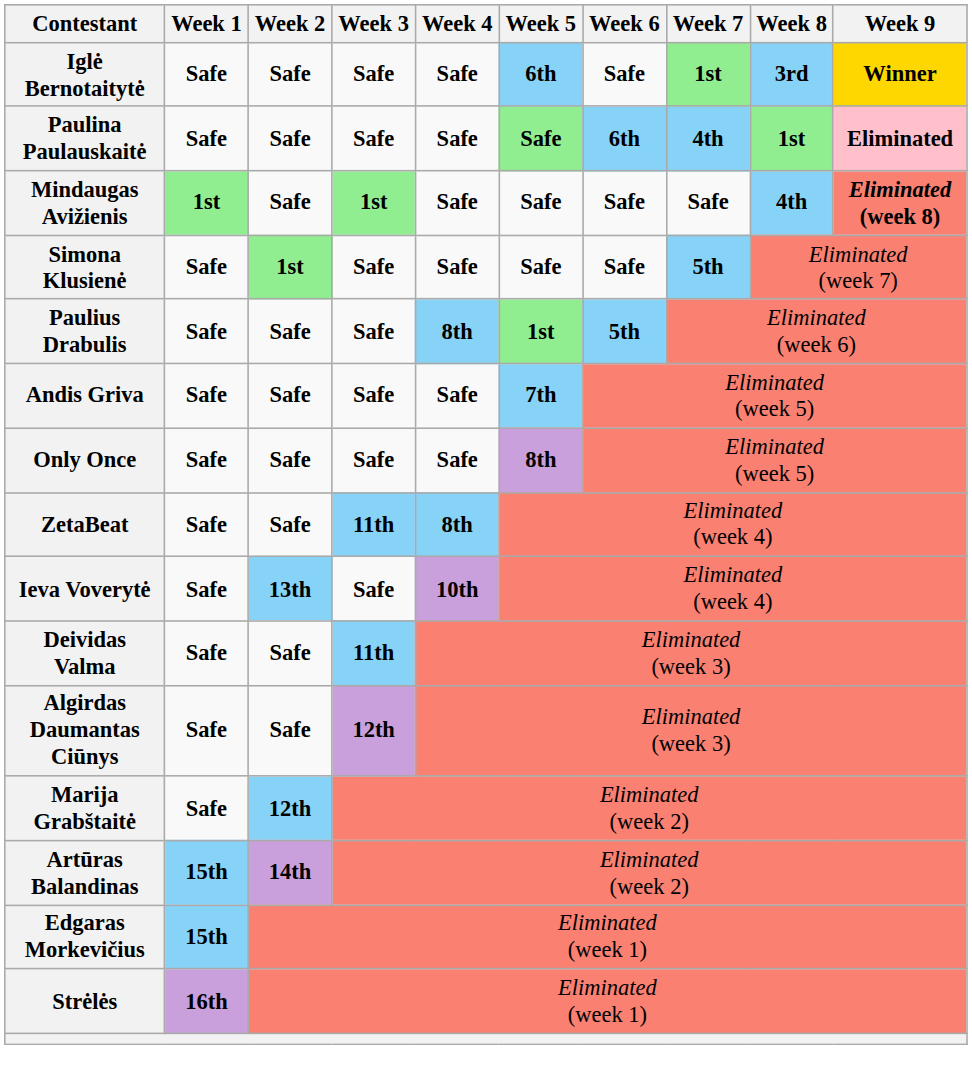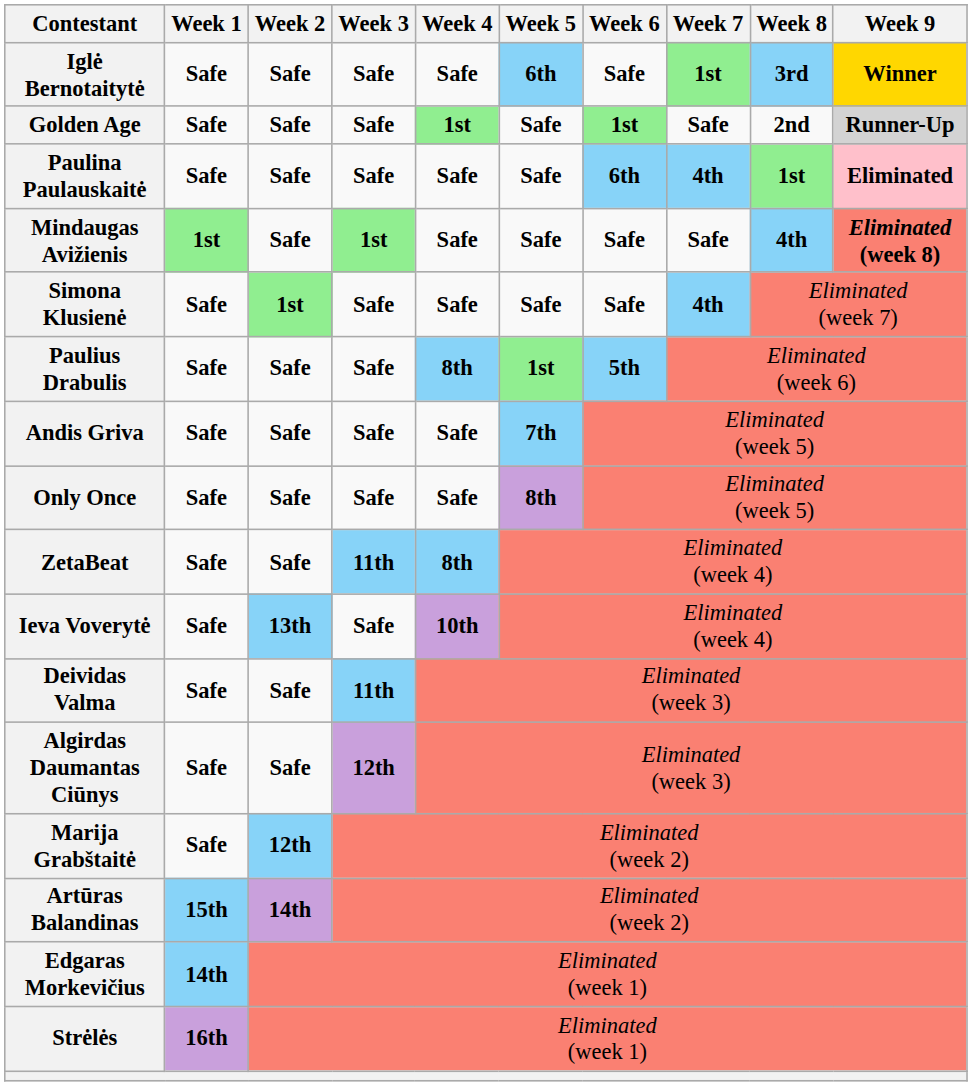+ row: (85, 125)
(541, 138) lightgreen background -> (541, 176) no background
(708, 267) 5th -> (708, 304) 4th
(206, 936) 15th -> (206, 974) 14th
